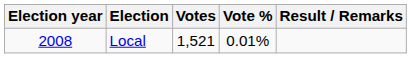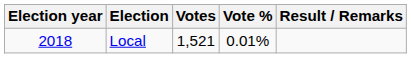(55, 40) 2008 -> (55, 40) 2018
